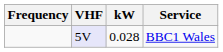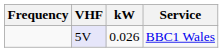(124, 36) 0.028 -> (124, 36) 0.026
